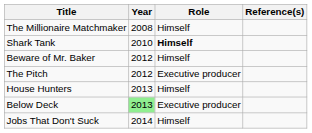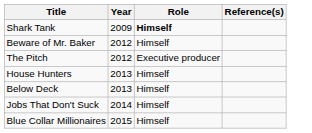- row: (66, 27)
(142, 43) 2010 -> (121, 27) 2009
(142, 105) lightgreen background -> (121, 89) no background
(199, 105) Executive producer -> (153, 89) Himself
+ row: (56, 120)
